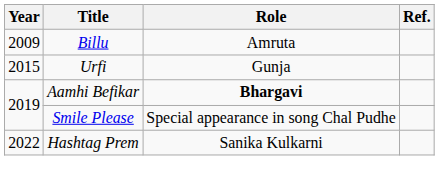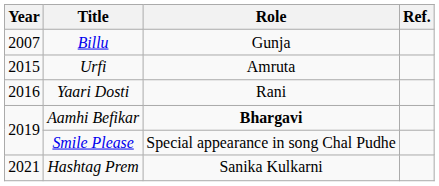(24, 42) 2009 -> (24, 42) 2007
(271, 42) Amruta -> (271, 42) Gunja
(271, 67) Gunja -> (271, 67) Amruta
+ row: (93, 92)
(24, 142) 2022 -> (24, 167) 2021
